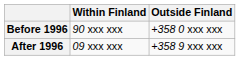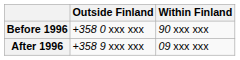columns swapped: (109, 13) <-> (192, 13)
